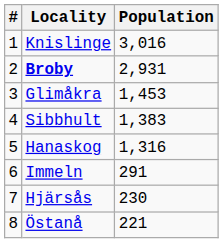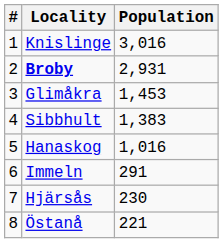(142, 147) 1,316 -> (142, 147) 1,016
